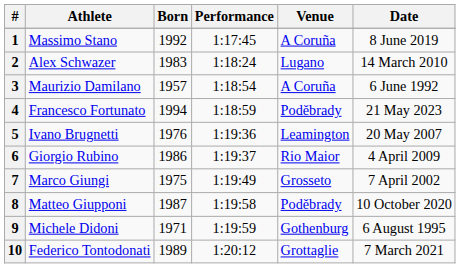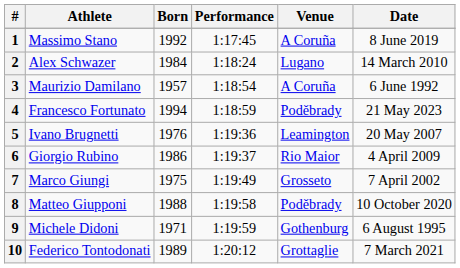(173, 63) 1983 -> (173, 63) 1984
(173, 204) 1987 -> (173, 204) 1988
